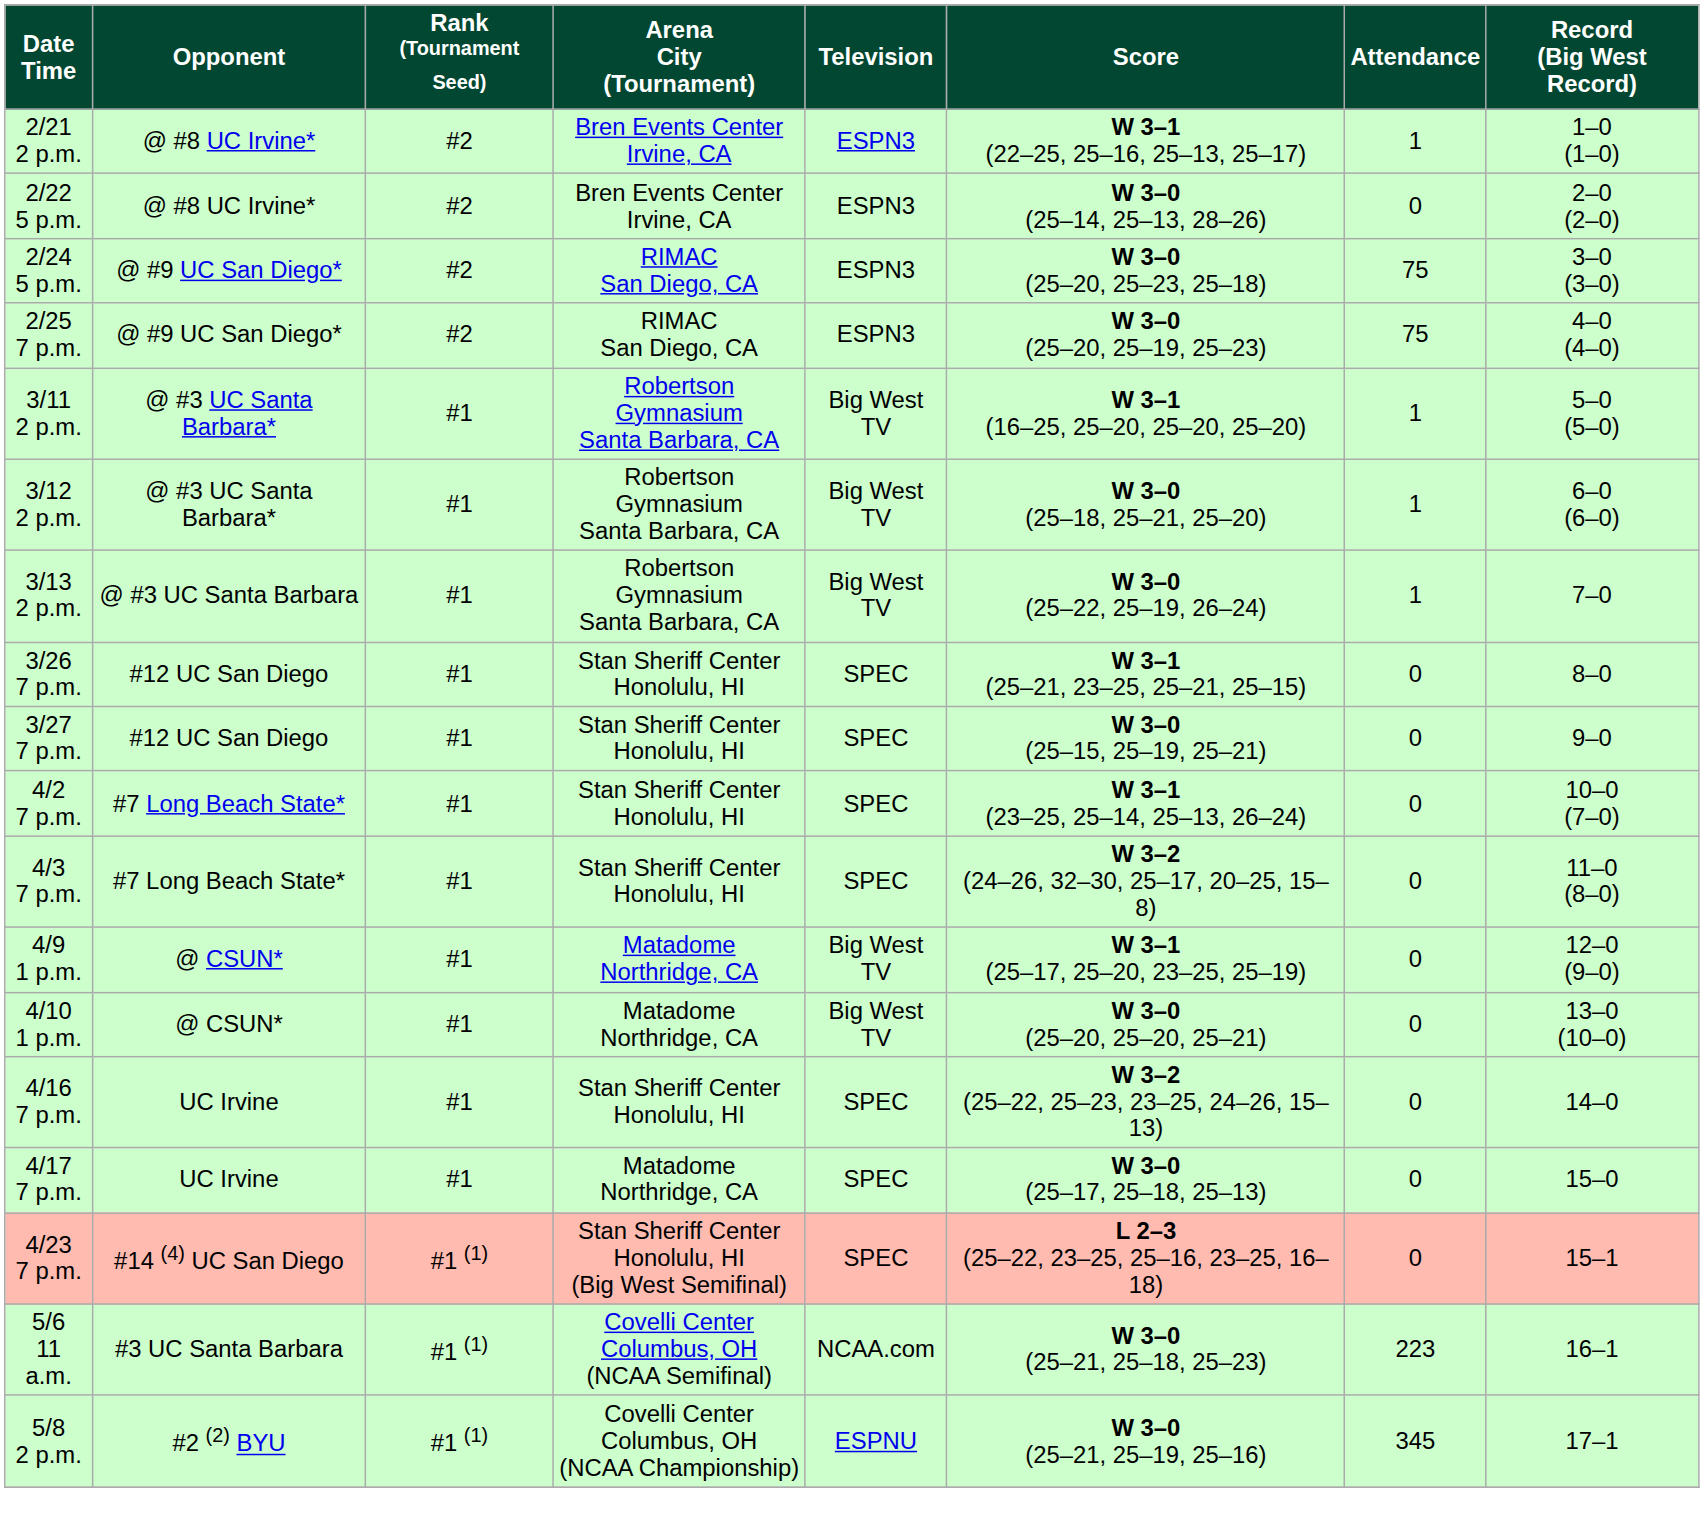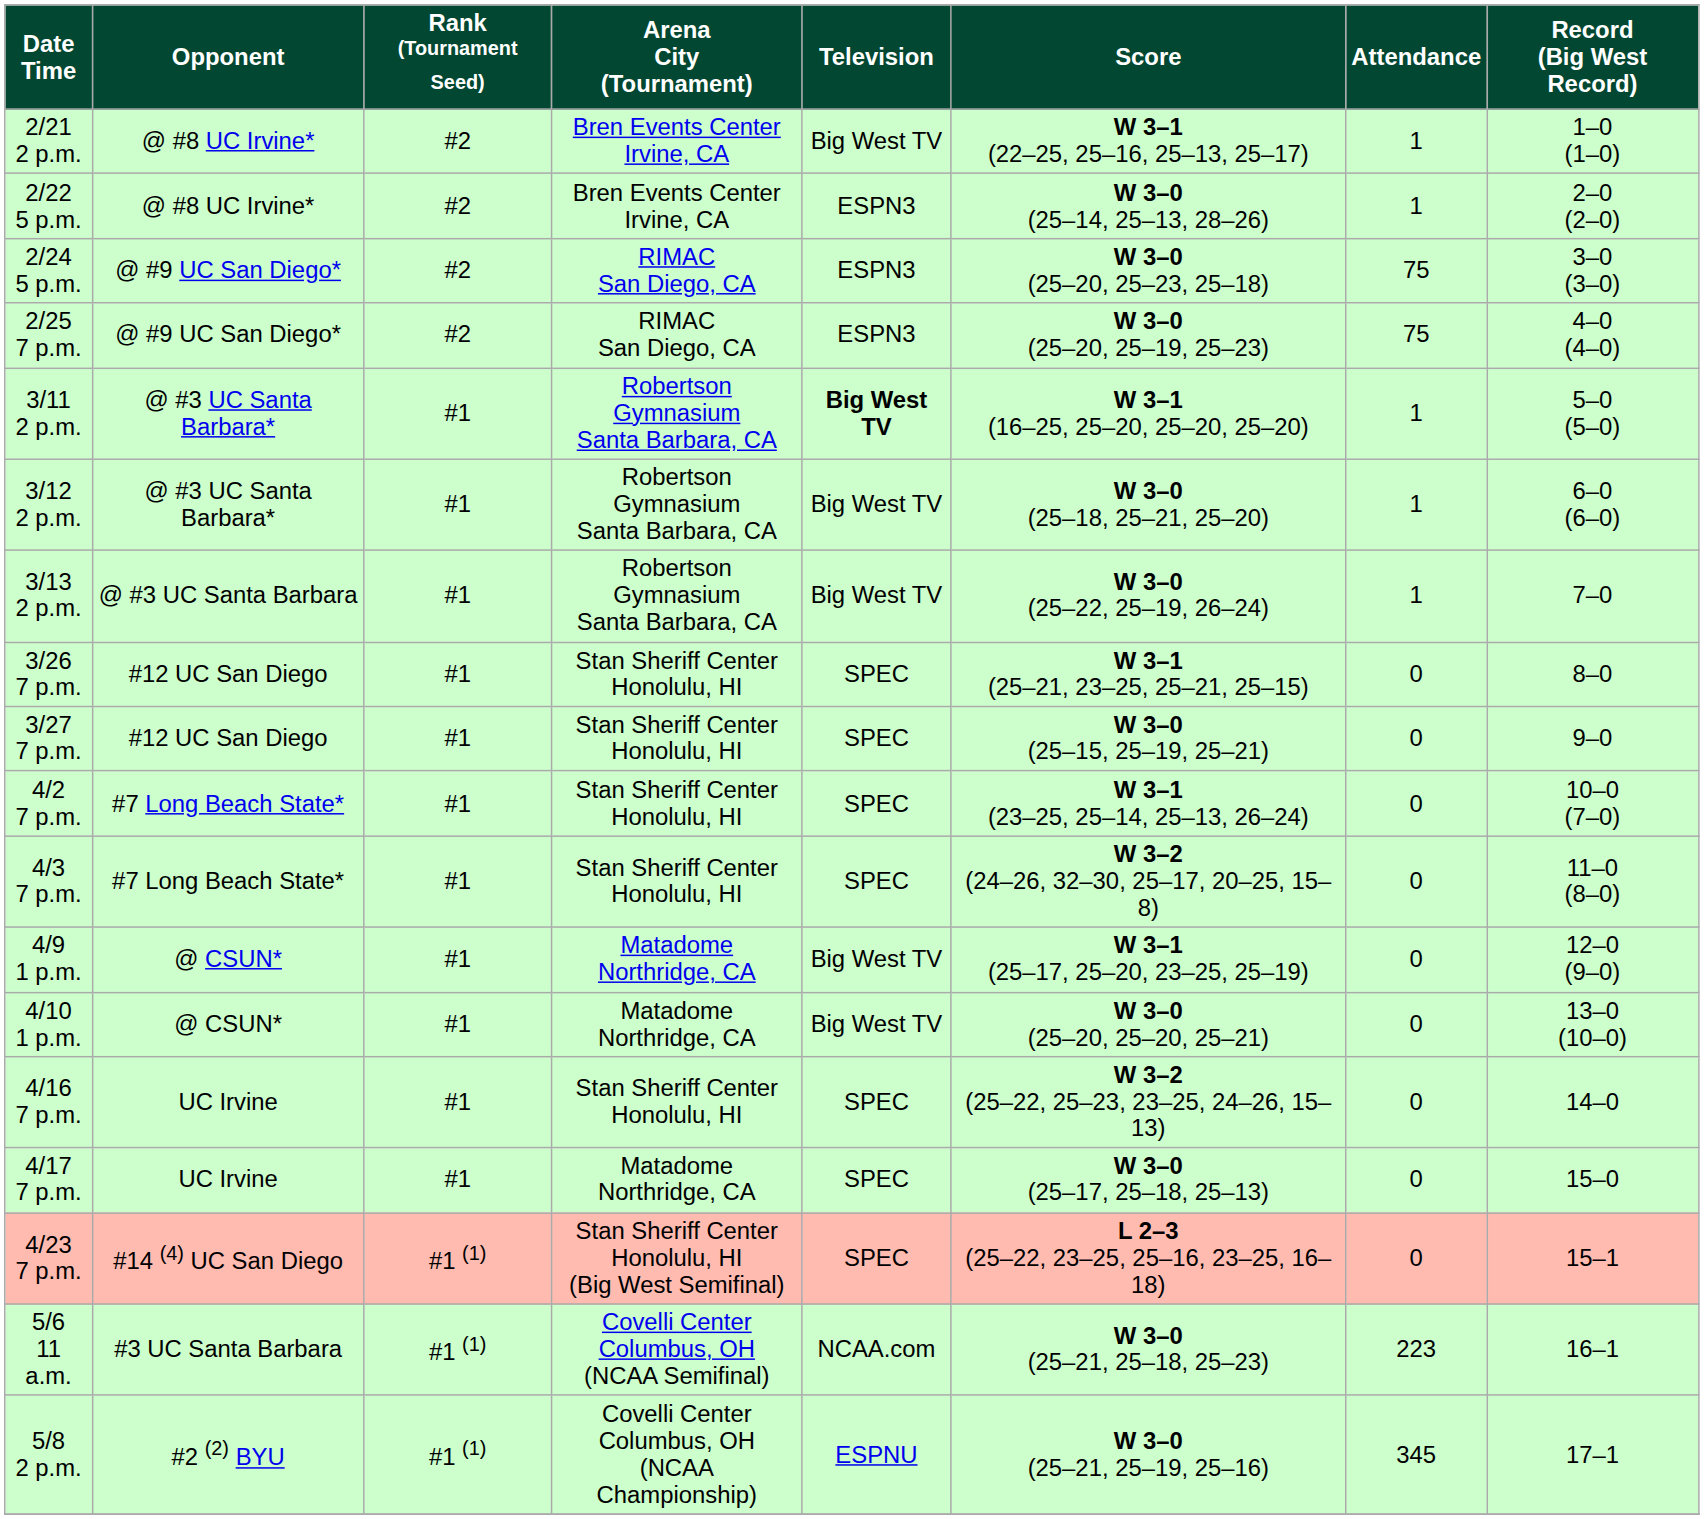(876, 141) ESPN3 -> (876, 141) Big West TV
(1415, 205) 0 -> (1416, 205) 1
(876, 413) normal -> (876, 413) bold
